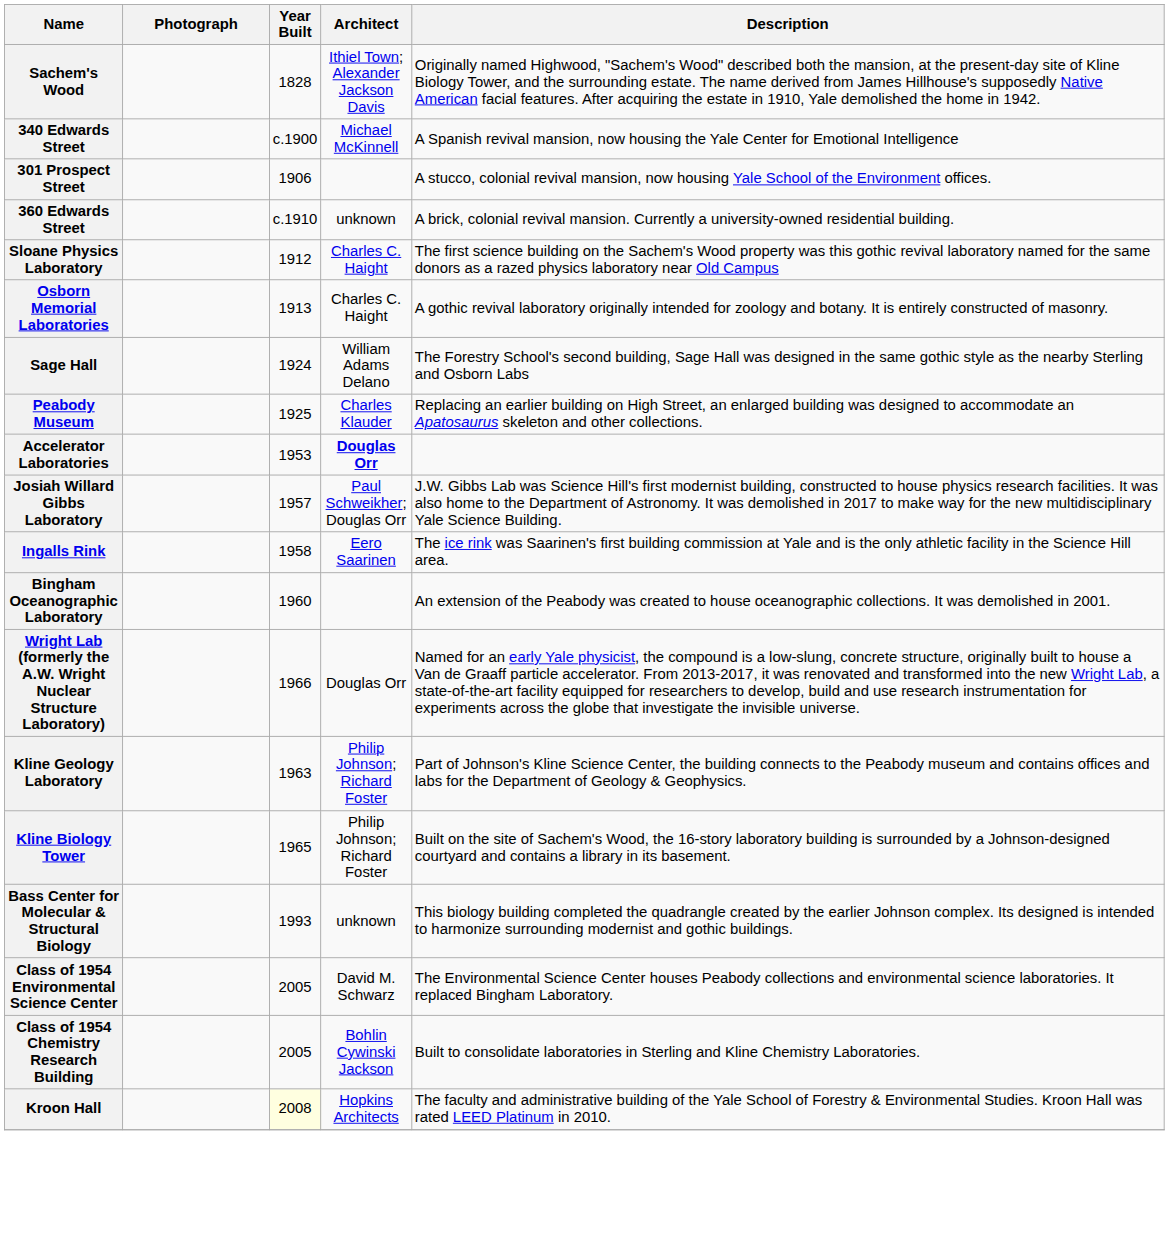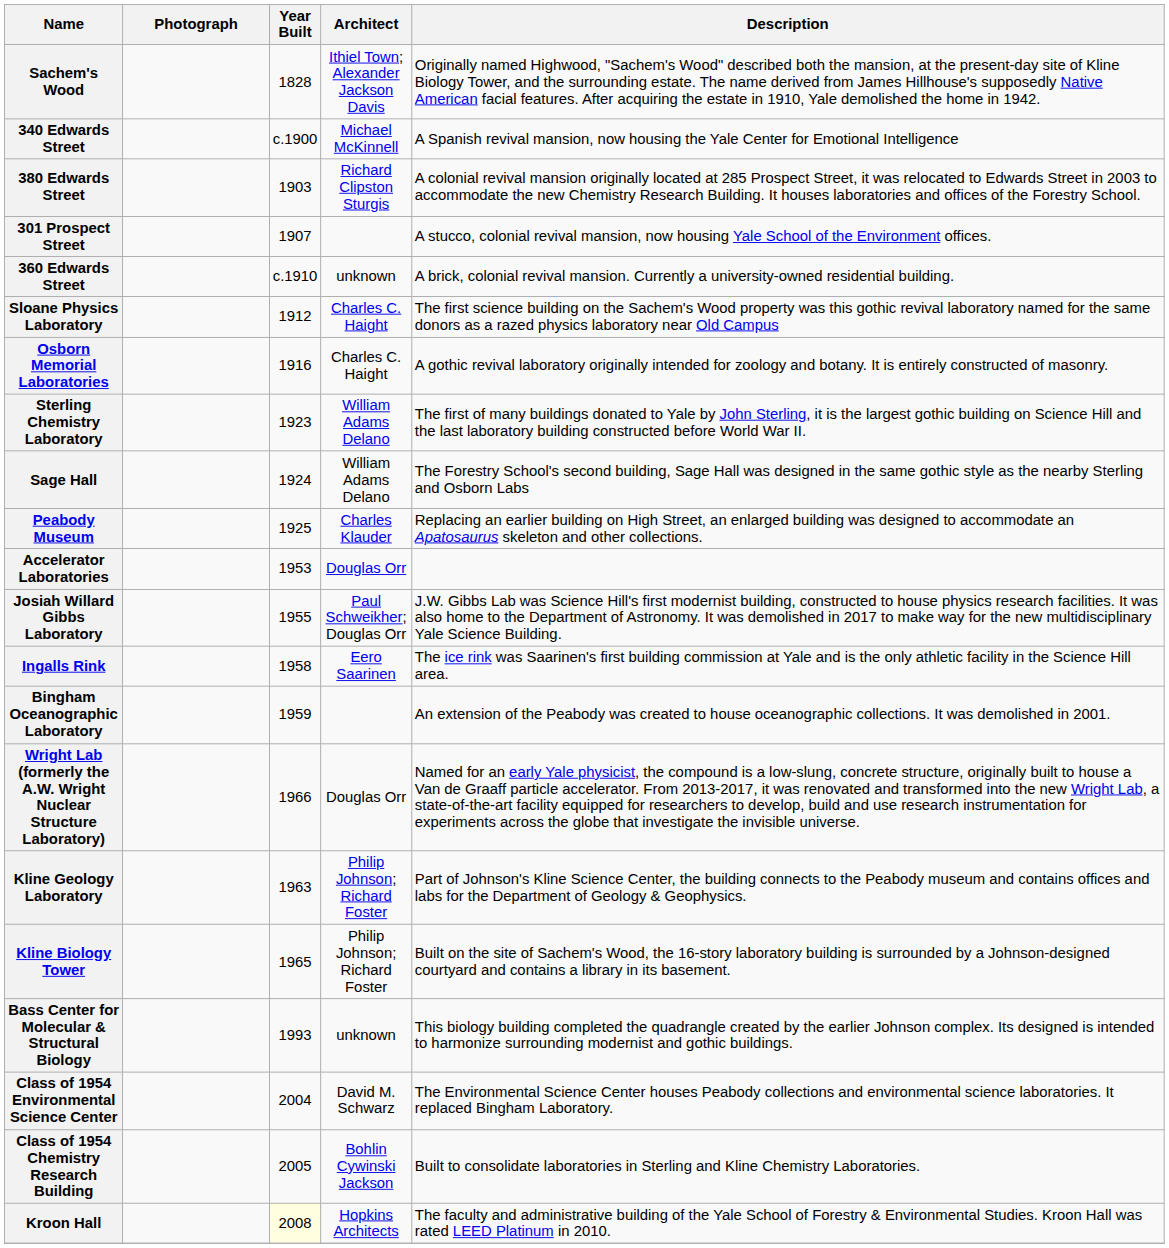+ row: (64, 187)
(295, 179) 1906 -> (295, 236) 1907
(295, 308) 1913 -> (295, 365) 1916
+ row: (64, 422)
(366, 454) bold -> (366, 568) normal
(295, 503) 1957 -> (295, 617) 1955
(295, 600) 1960 -> (295, 714) 1959
(295, 986) 2005 -> (295, 1100) 2004
